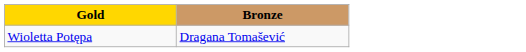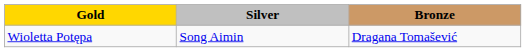+ column: (263, 15)
